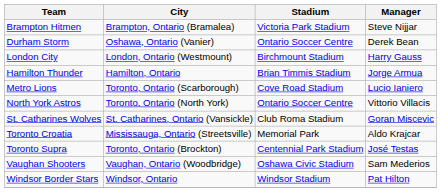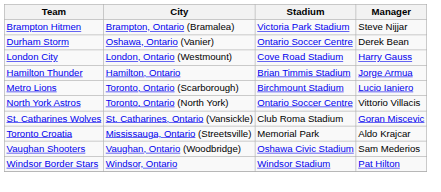(300, 57) Birchmount Stadium -> (300, 57) Cove Road Stadium
(300, 88) Cove Road Stadium -> (300, 88) Birchmount Stadium
- row: (37, 149)
